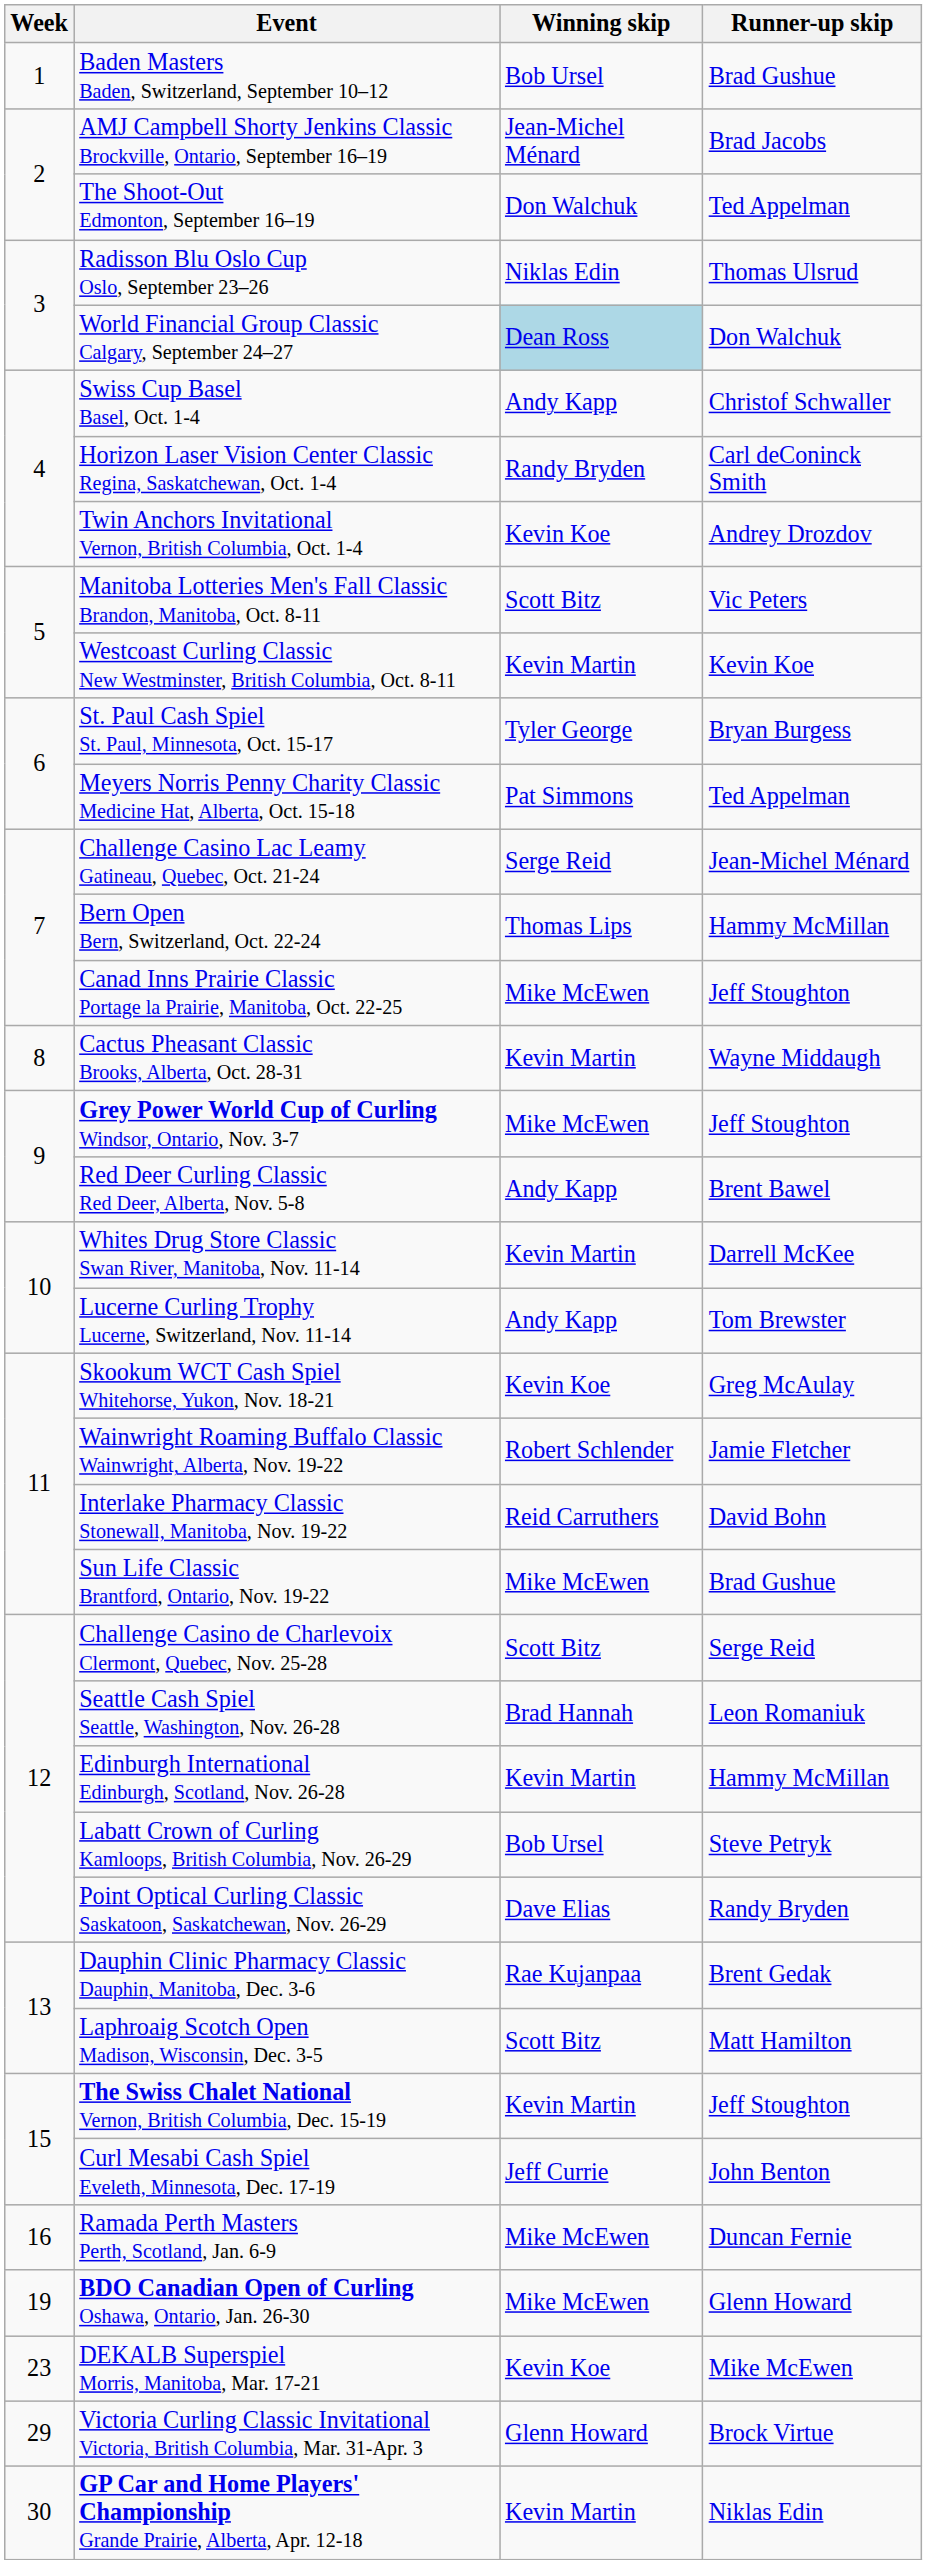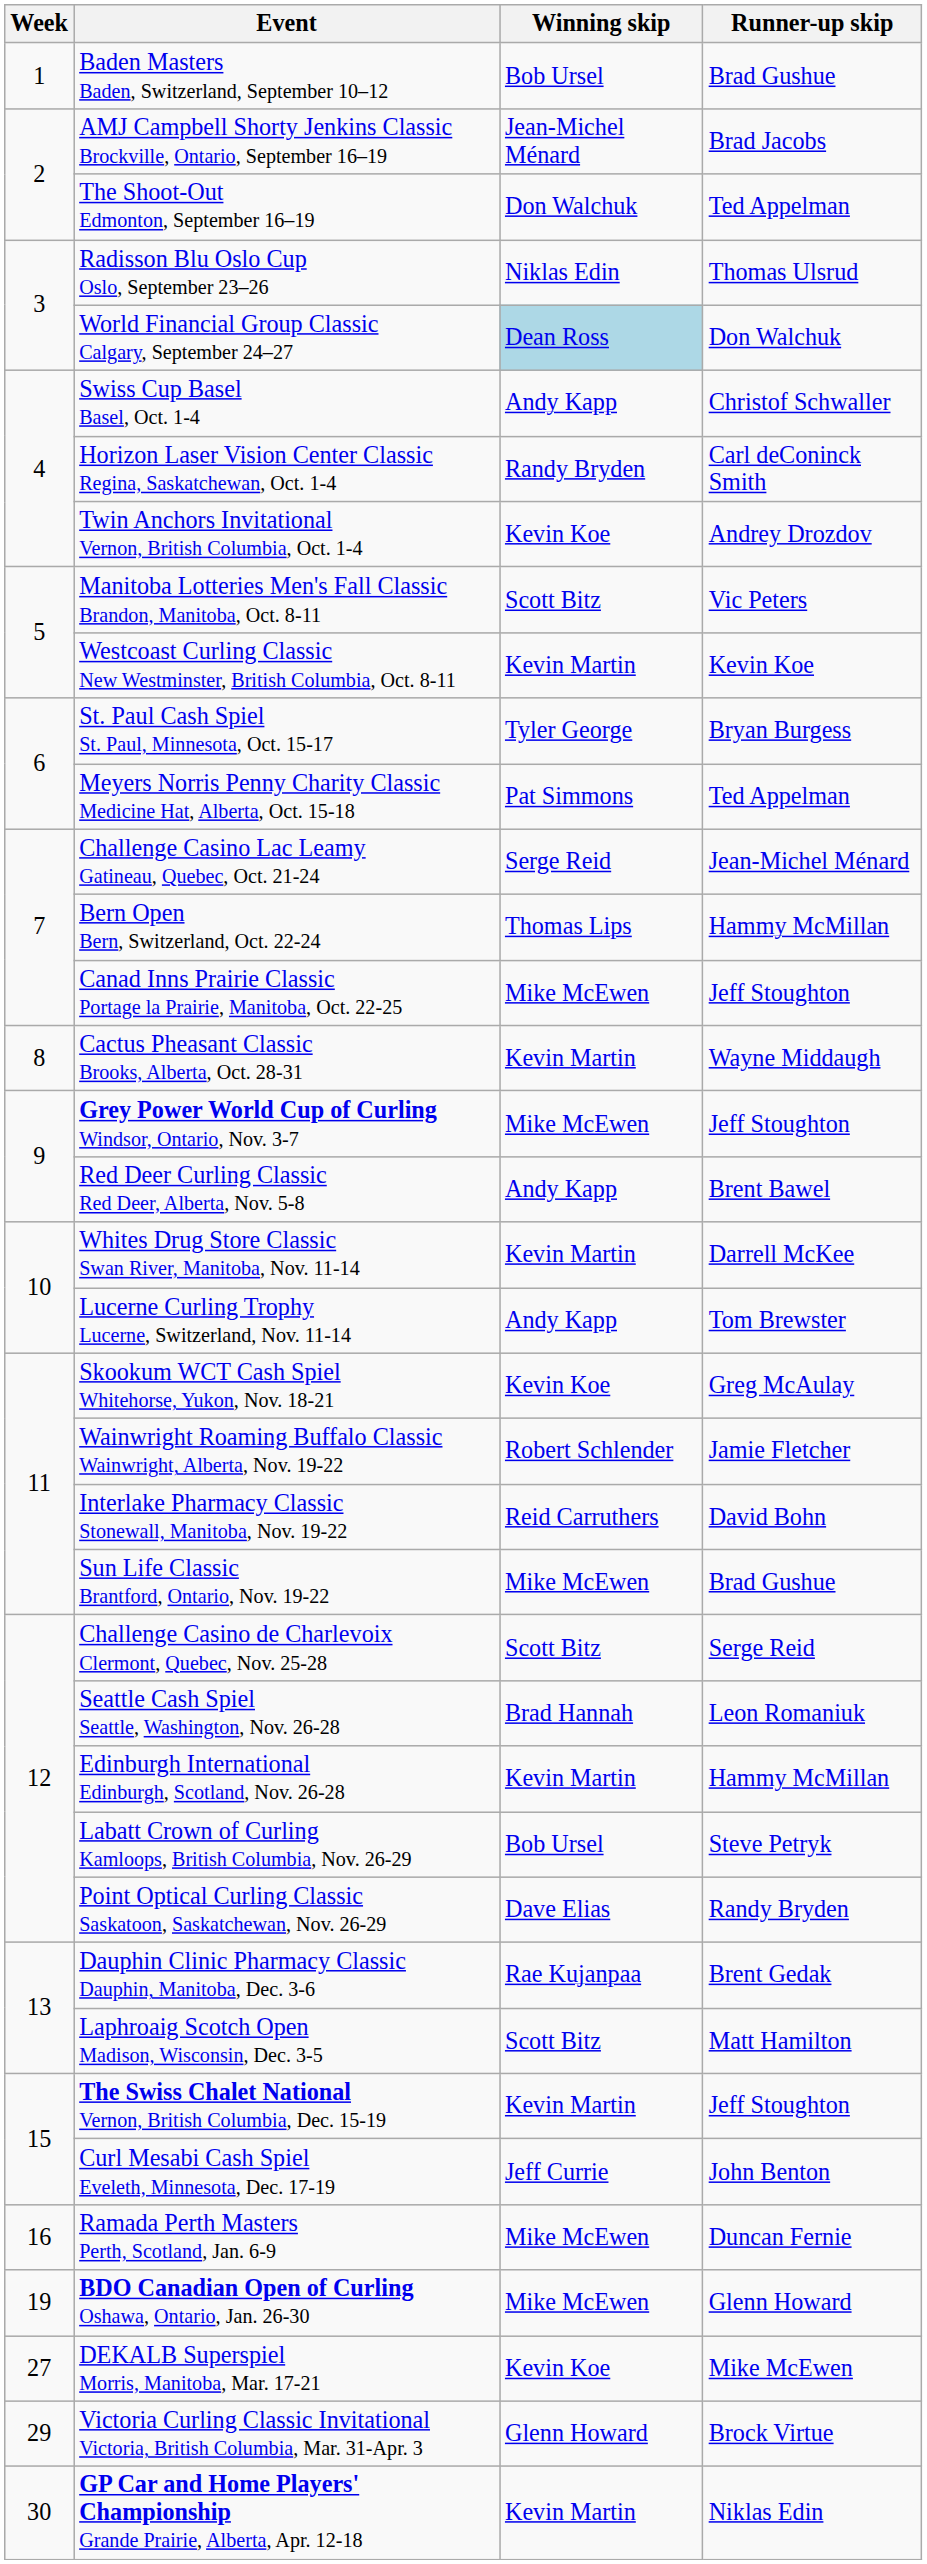(39, 2367) 23 -> (39, 2367) 27
